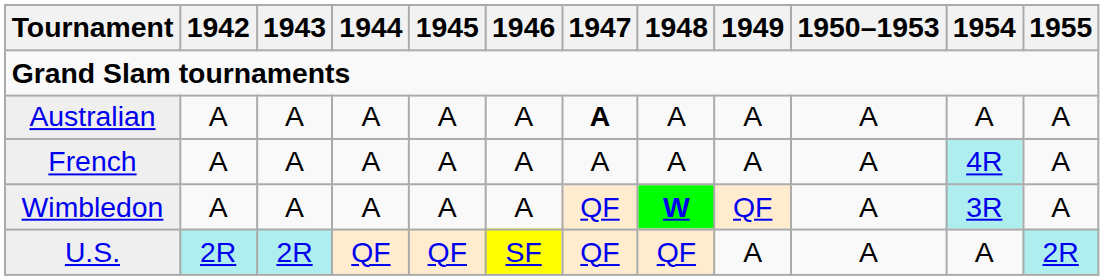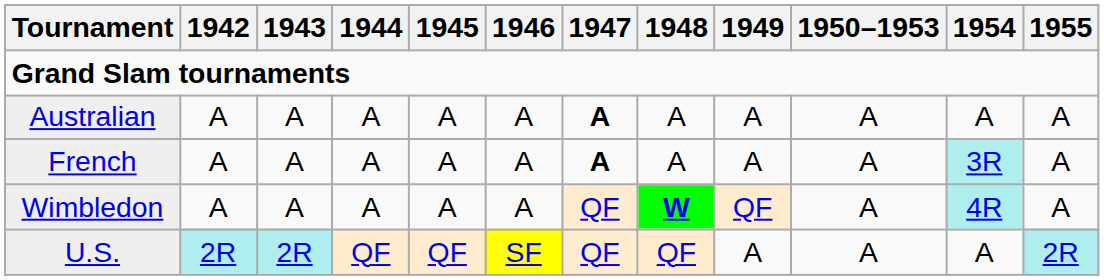(600, 162) normal -> (600, 162) bold
(984, 162) 4R -> (984, 162) 3R
(984, 207) 3R -> (984, 207) 4R
